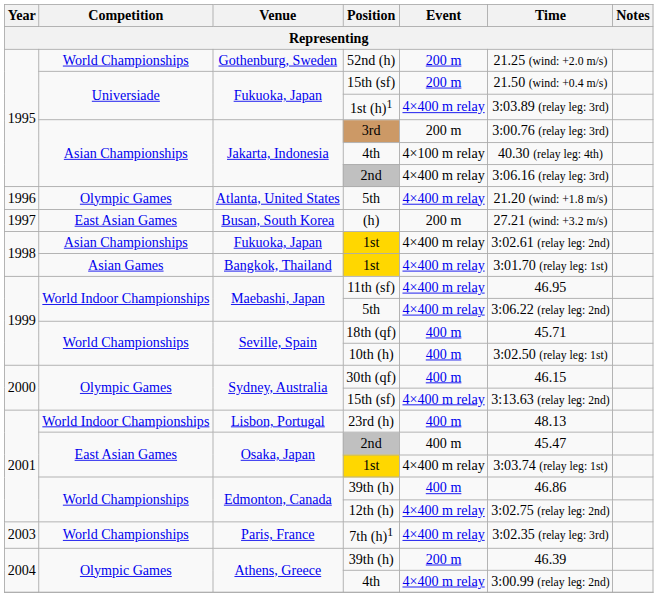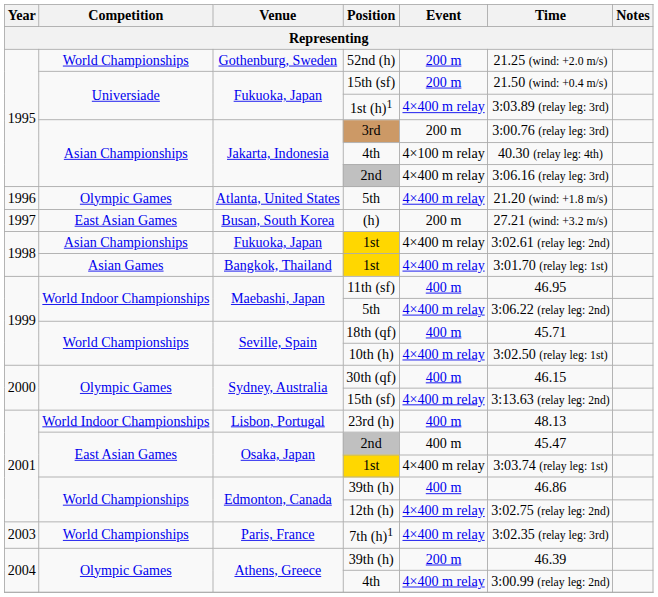(444, 287) 4×400 m relay -> (444, 287) 400 m
(444, 354) 400 m -> (444, 354) 4×400 m relay
